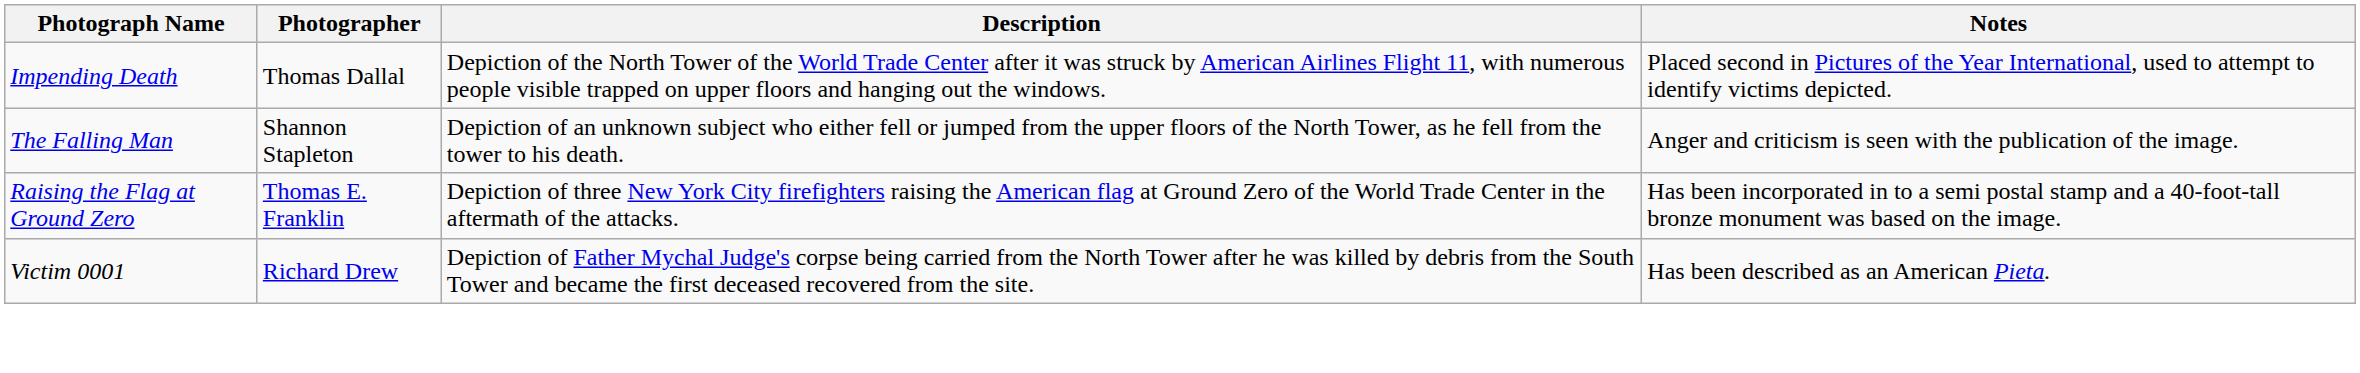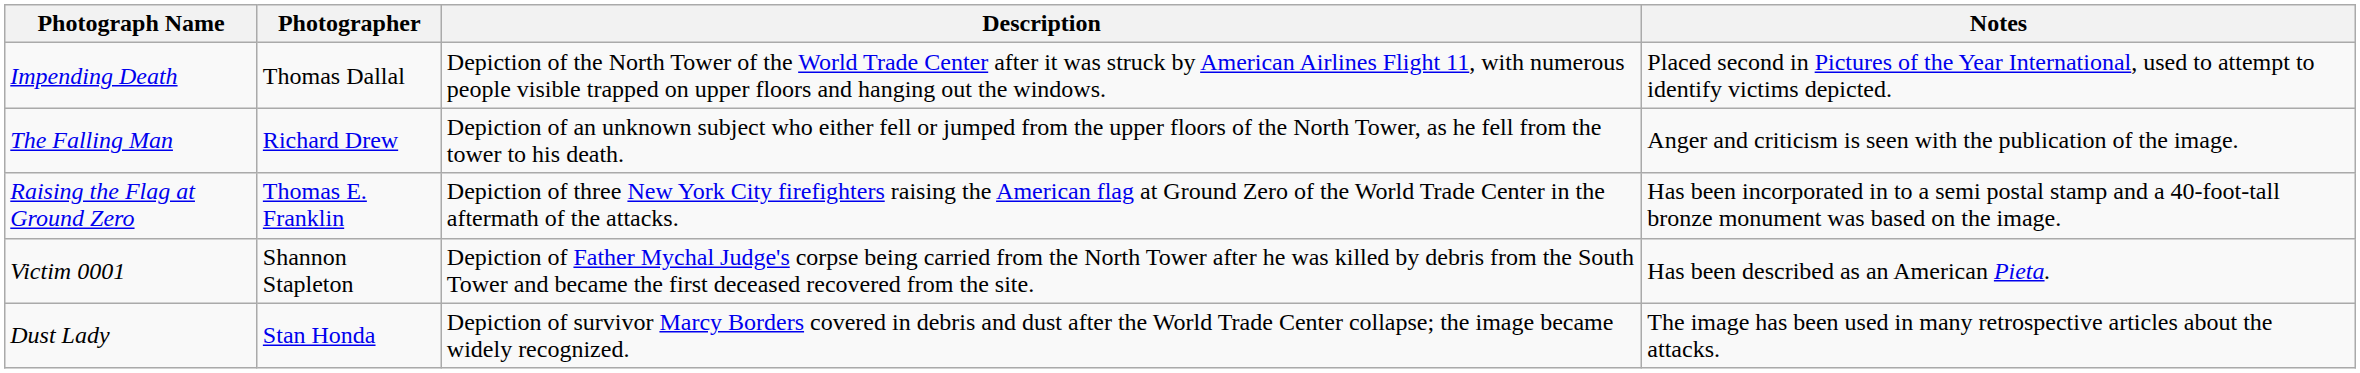(308, 140) Shannon Stapleton -> (331, 140) Richard Drew
(331, 270) Richard Drew -> (308, 270) Shannon Stapleton
+ row: (60, 335)
